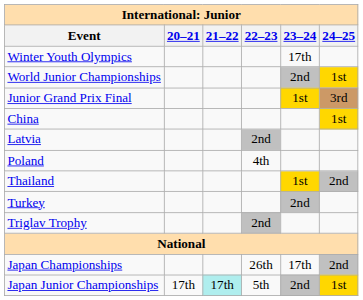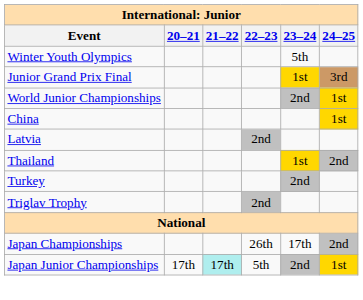(300, 56) 17th -> (300, 56) 5th
rows swapped: (84, 77) <-> (70, 98)
- row: (26, 160)
